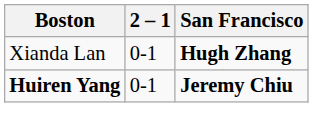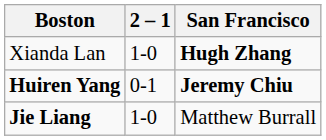(143, 53) 0-1 -> (143, 53) 1-0
+ row: (50, 118)
